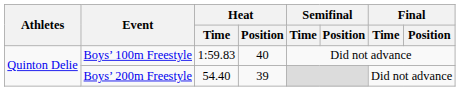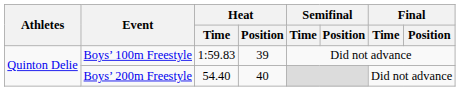(262, 55) 40 -> (262, 55) 39
(262, 76) 39 -> (262, 76) 40
